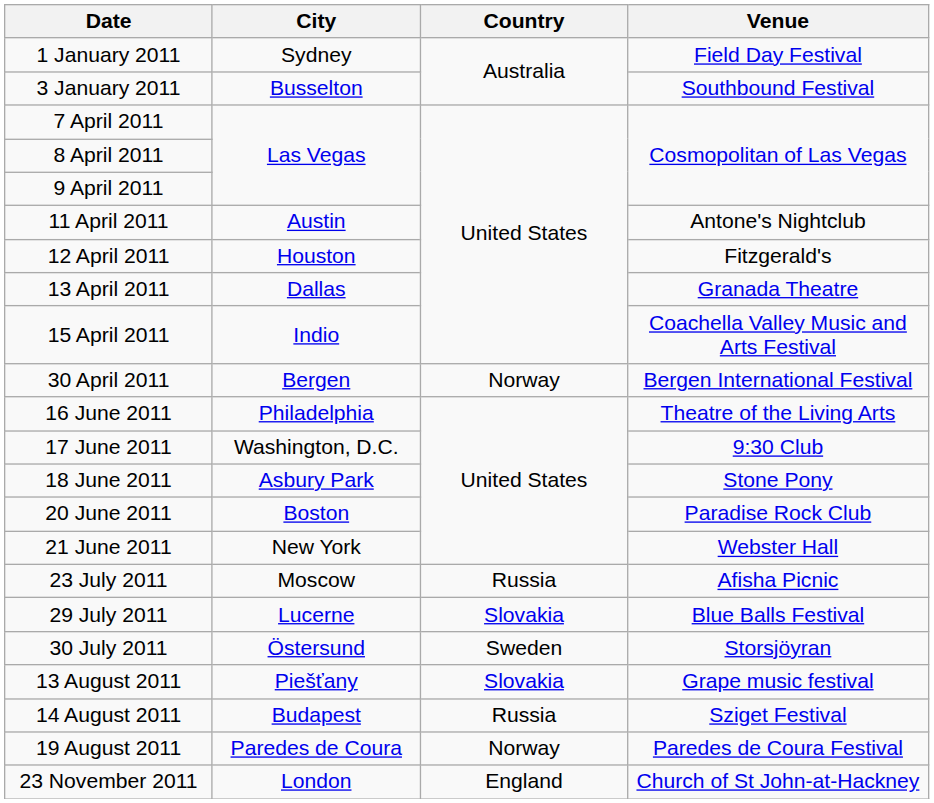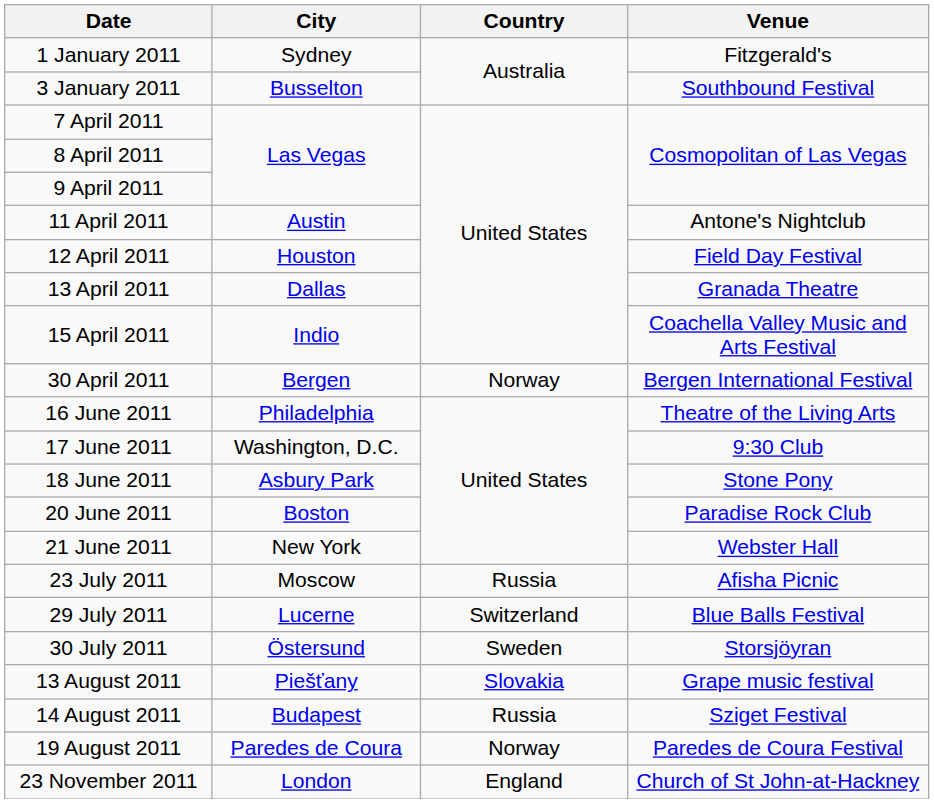(778, 54) Field Day Festival -> (778, 54) Fitzgerald's
(778, 255) Fitzgerald's -> (778, 255) Field Day Festival
(524, 614) Slovakia -> (524, 614) Switzerland
